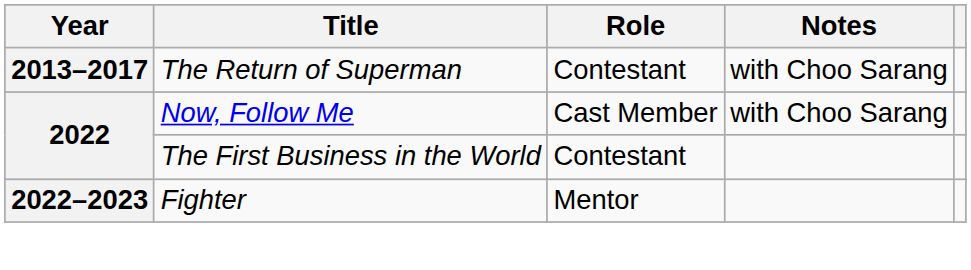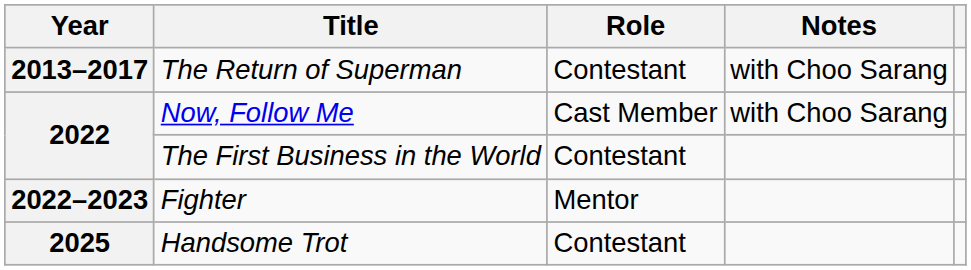+ row: (254, 243)
